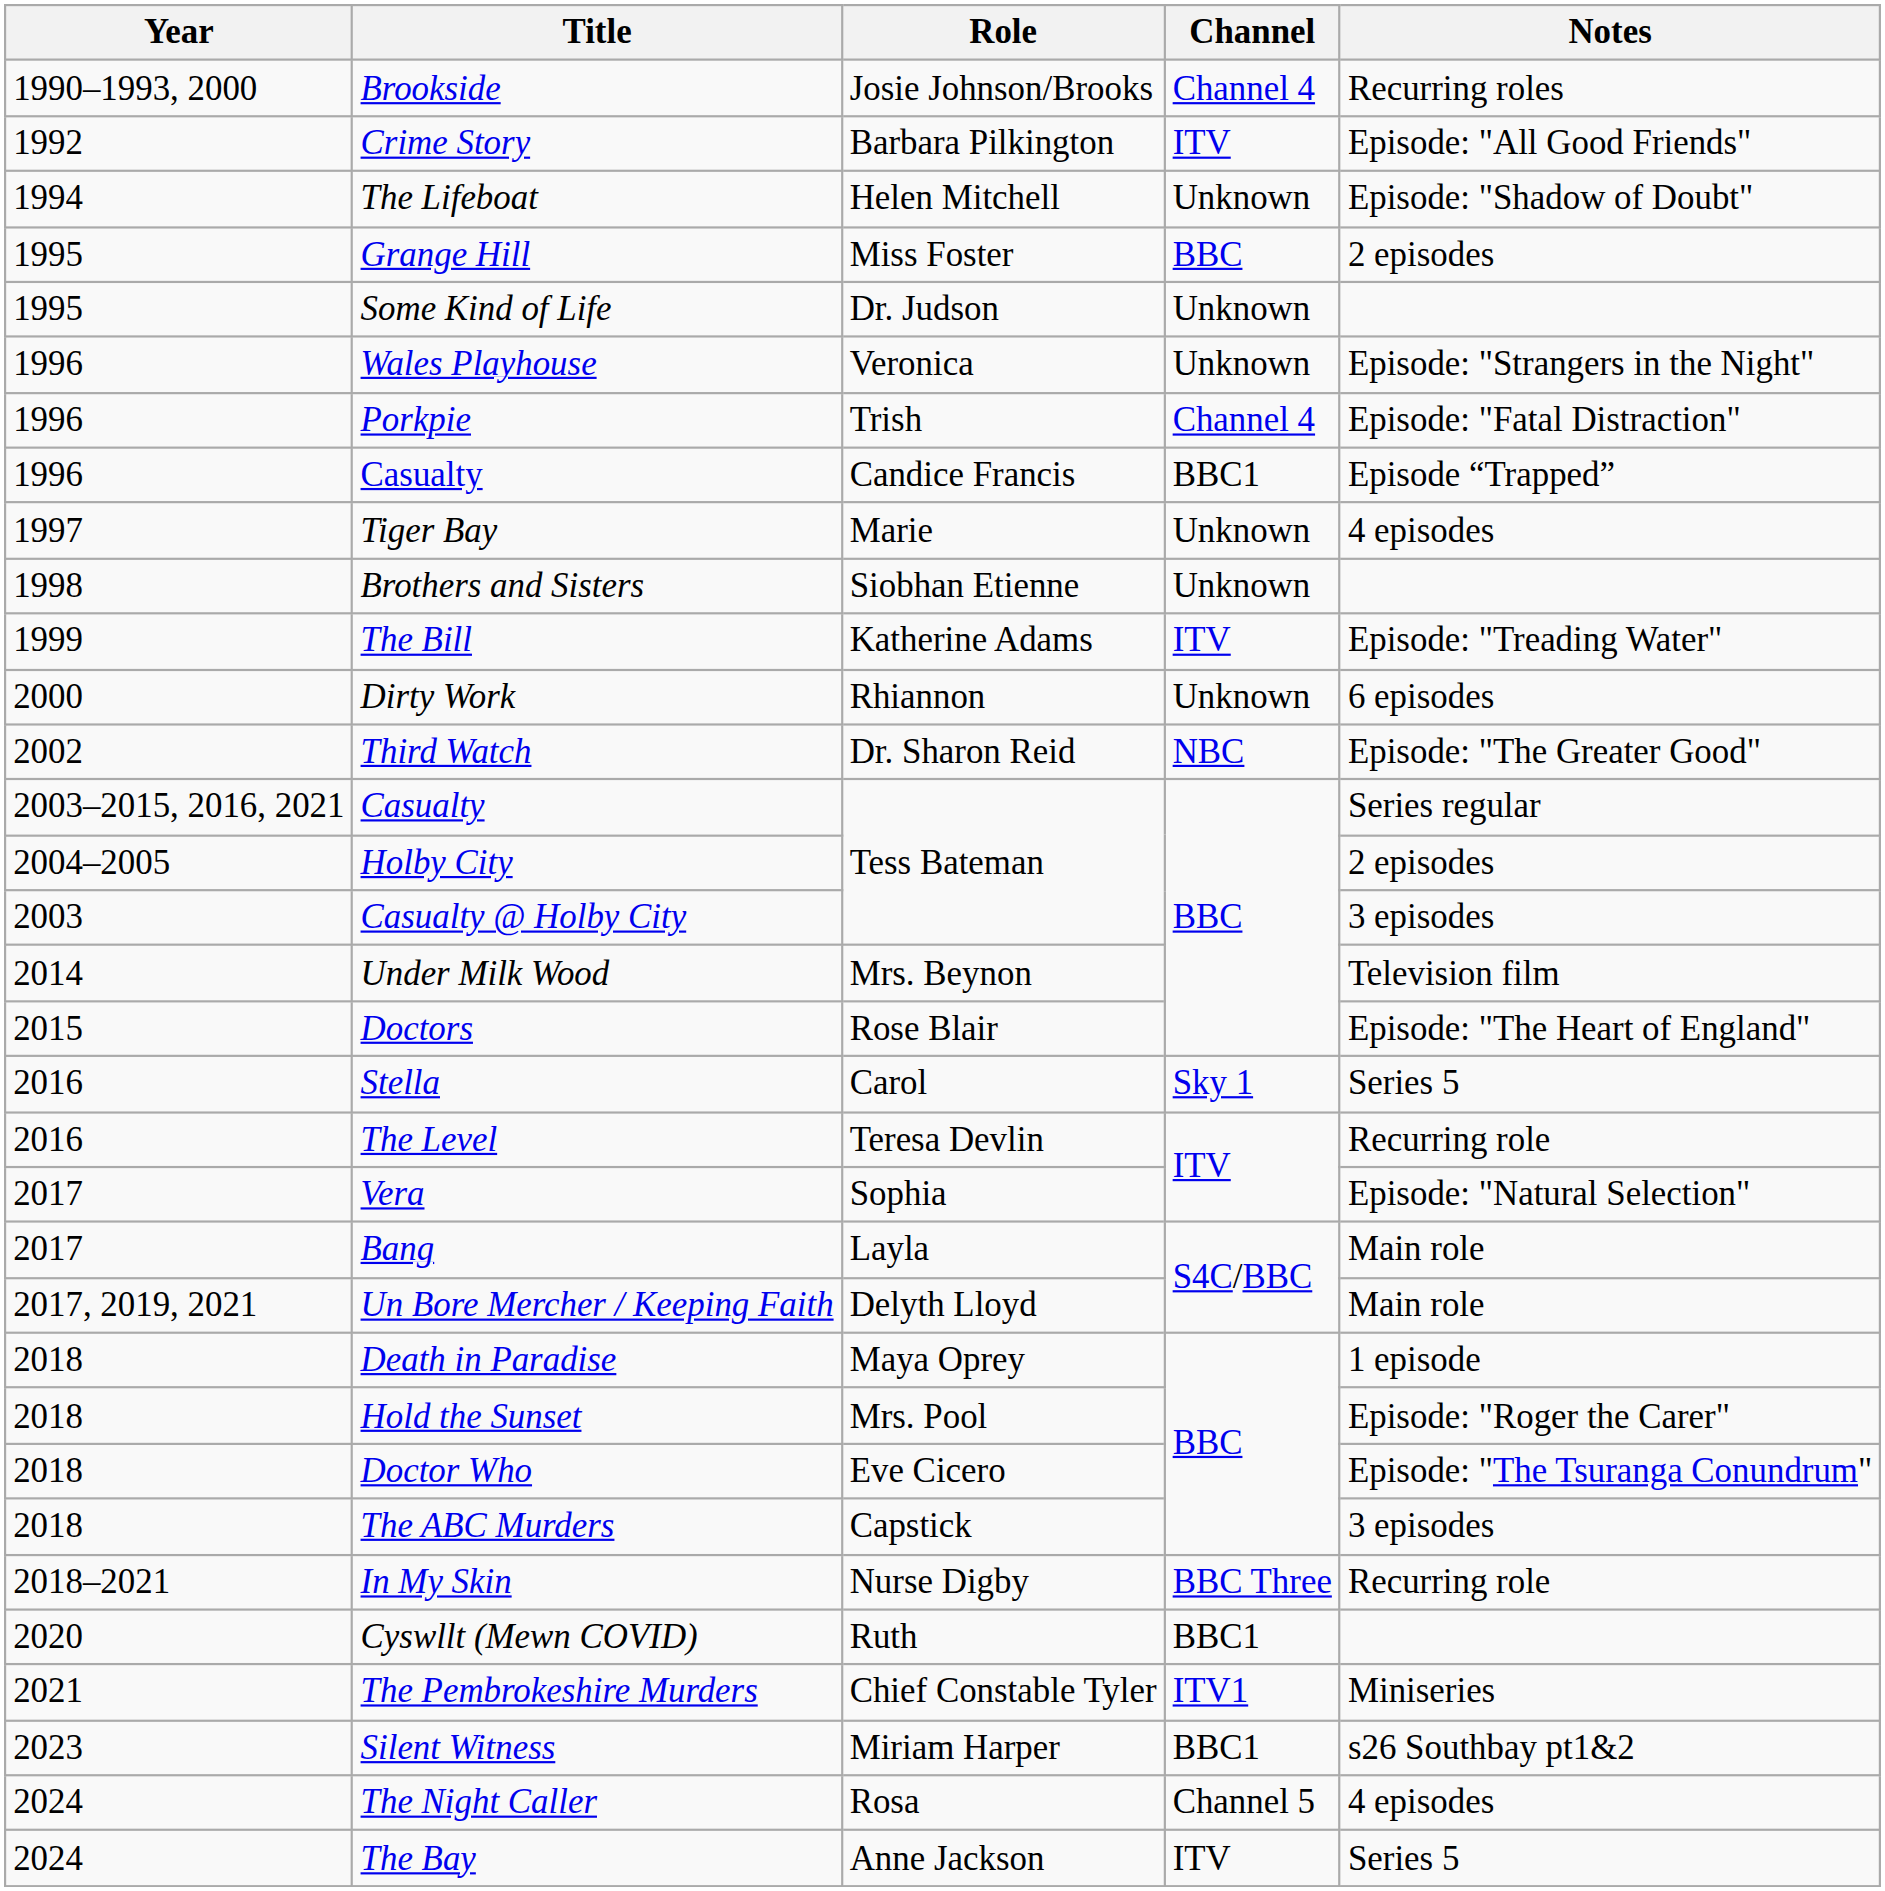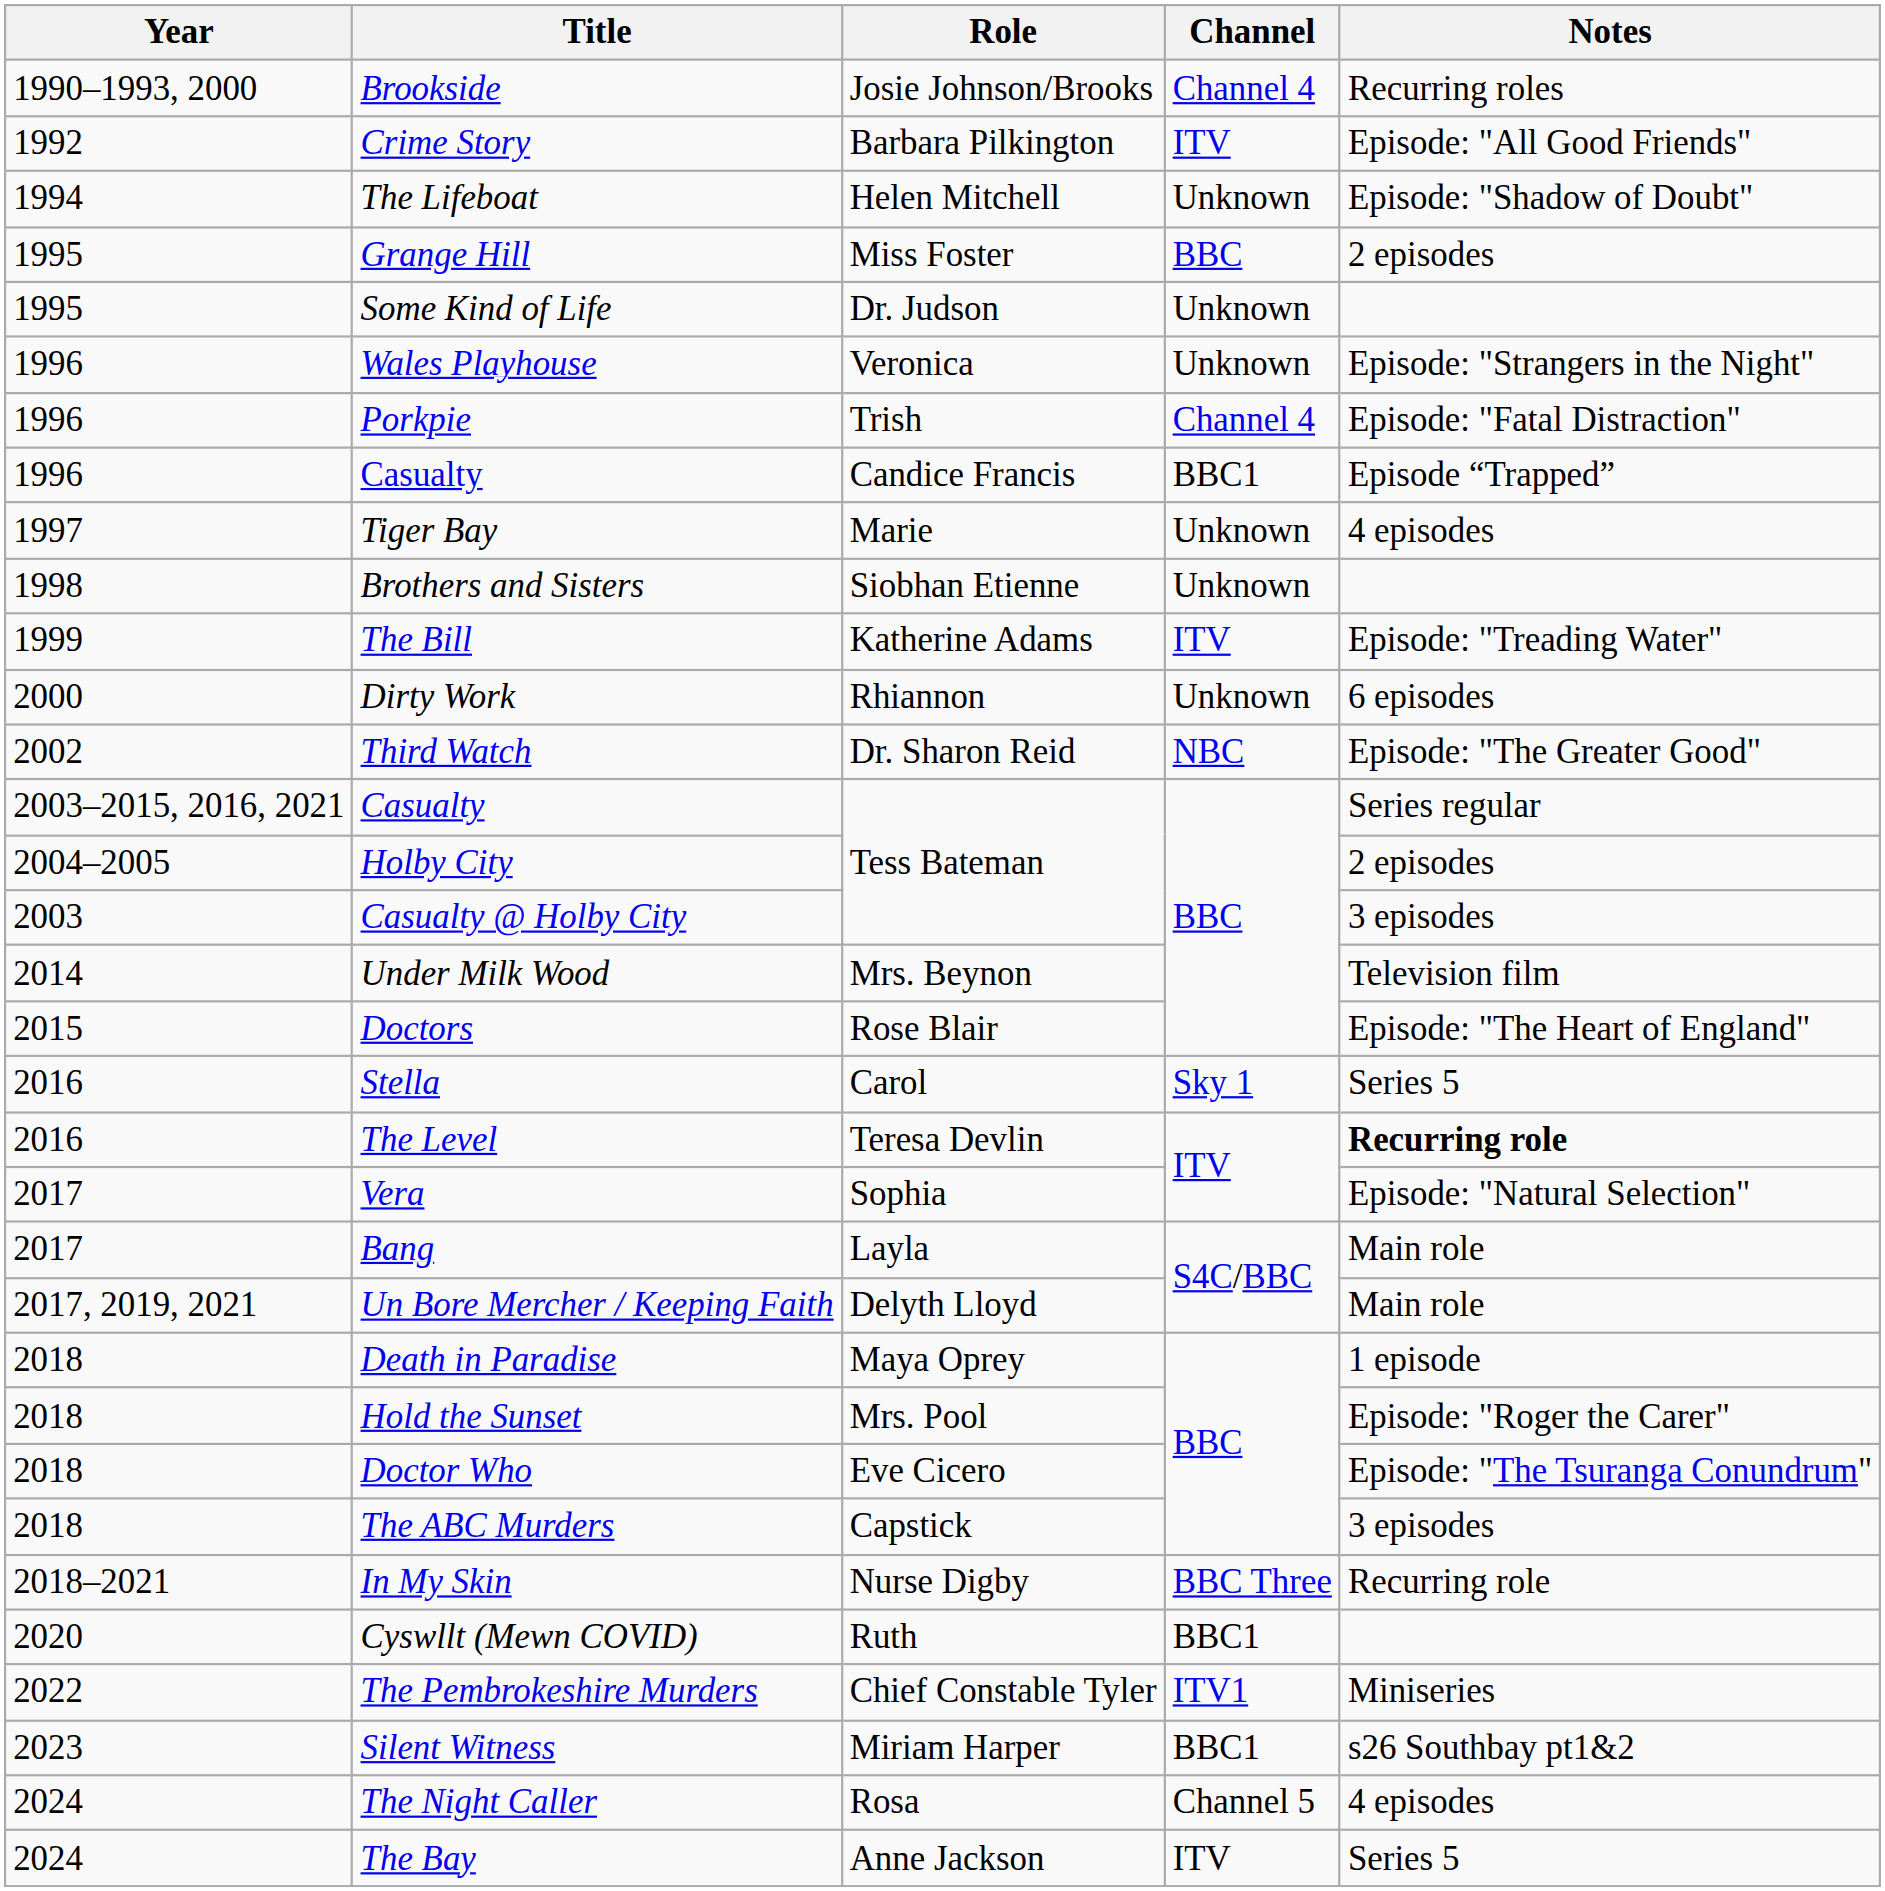(1449, 1138) normal -> (1458, 1138) bold
(48, 1691) 2021 -> (48, 1691) 2022
